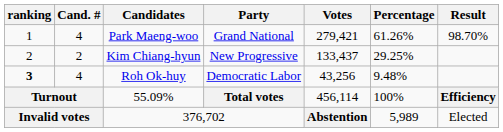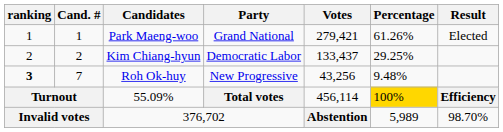(79, 35) 4 -> (79, 35) 1
(468, 35) 98.70% -> (468, 35) Elected
(254, 55) New Progressive -> (254, 55) Democratic Labor
(79, 76) 4 -> (79, 76) 7
(254, 76) Democratic Labor -> (254, 76) New Progressive
(389, 96) no background -> (389, 96) gold background
(468, 117) Elected -> (468, 117) 98.70%
